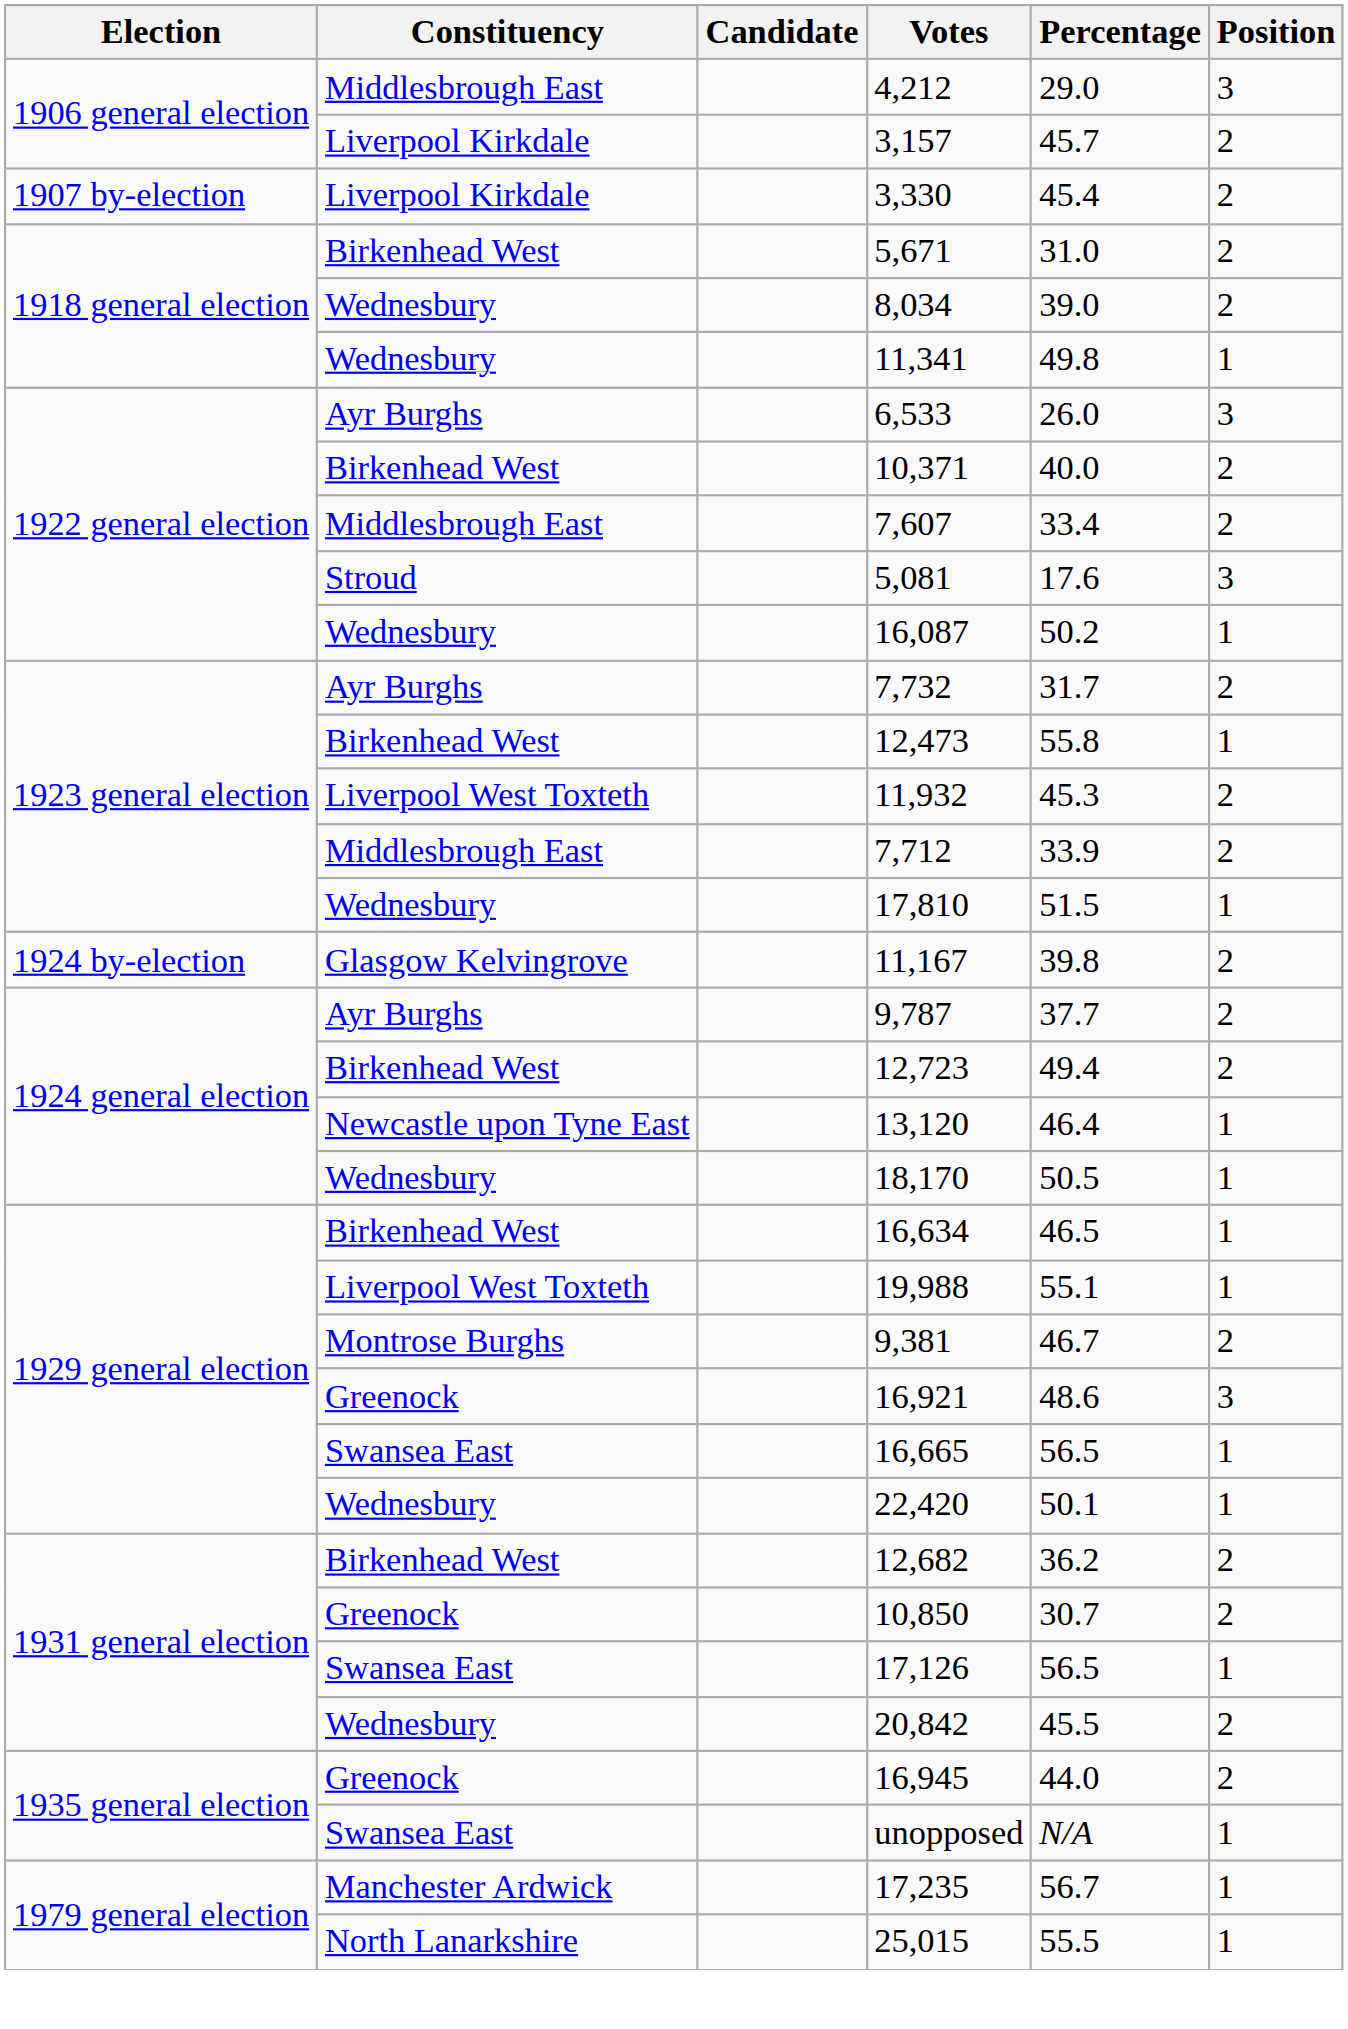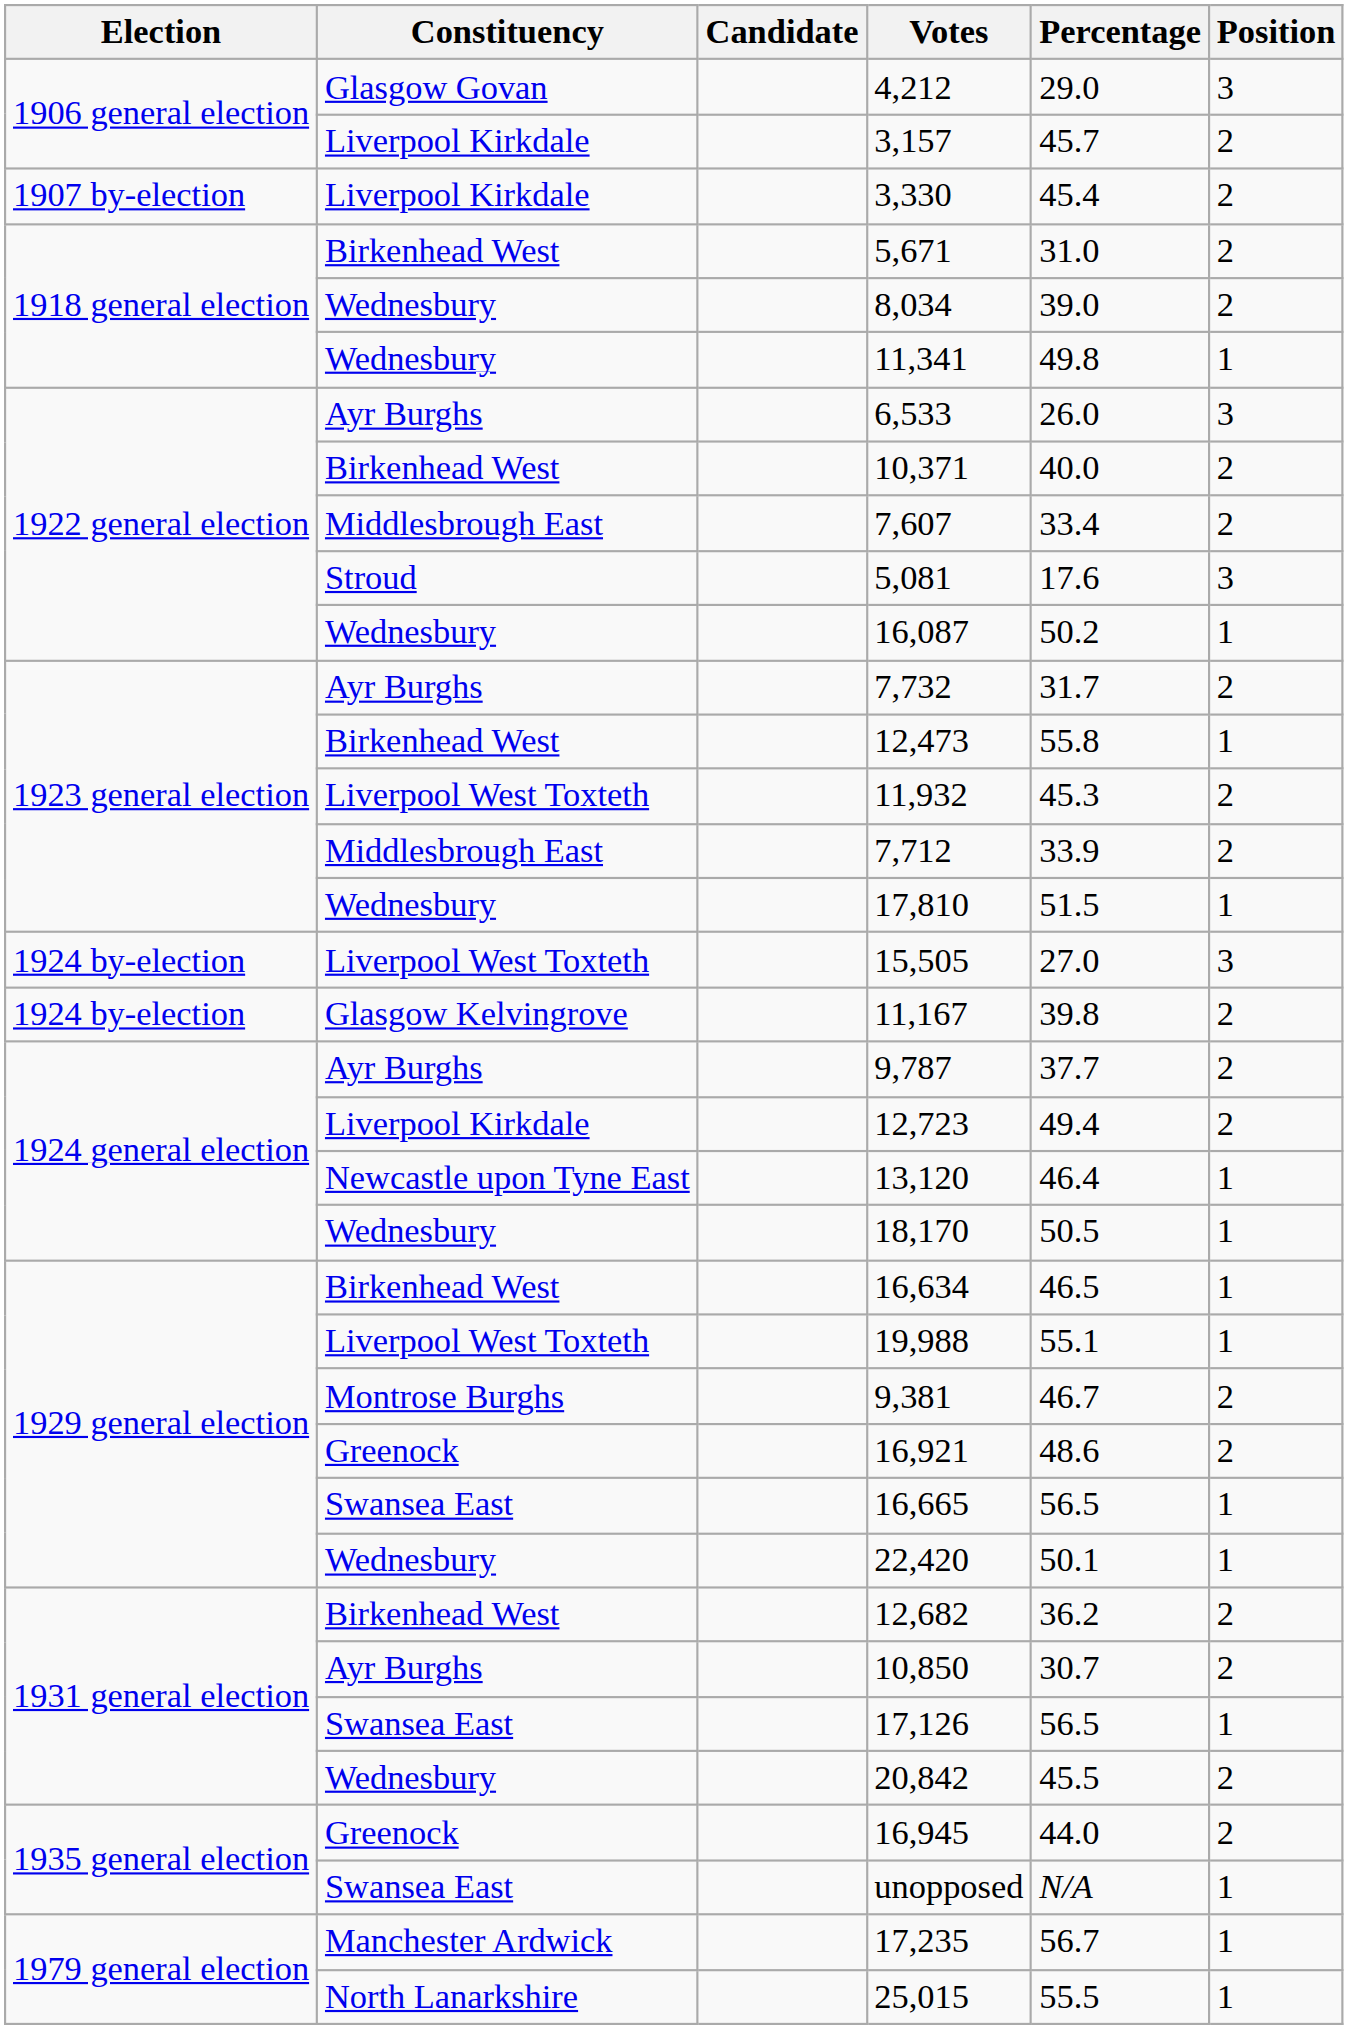(464, 86) Middlesbrough East -> (436, 86) Glasgow Govan
+ row: (922, 959)
(442, 1068) Birkenhead West -> (457, 1122) Liverpool Kirkdale
(1225, 1395) 3 -> (1225, 1450) 2
(392, 1613) Greenock -> (404, 1668) Ayr Burghs
